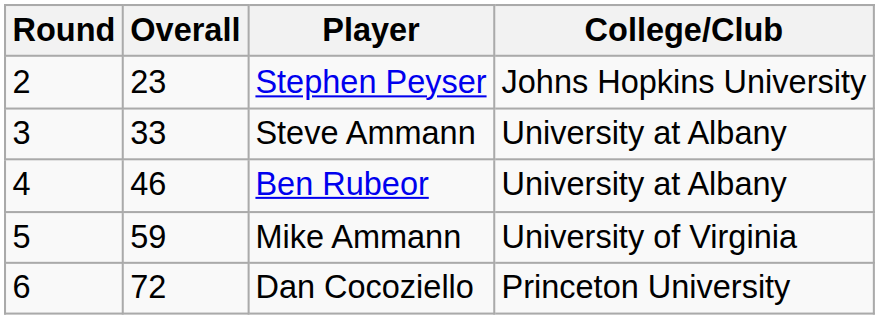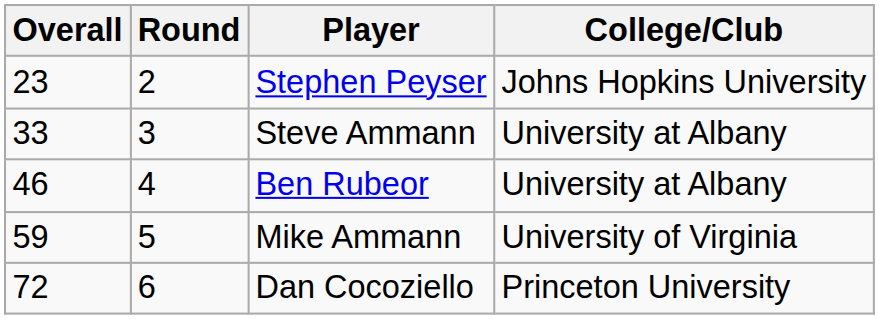columns swapped: (64, 30) <-> (185, 30)
